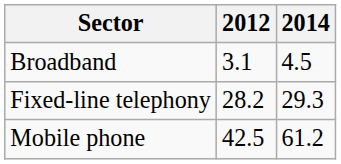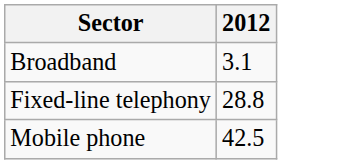- column: (306, 23)
(243, 100) 28.2 -> (243, 100) 28.8
